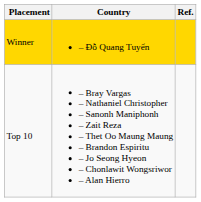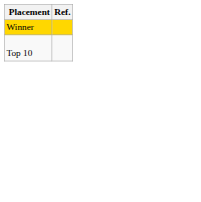- column: (114, 12)
